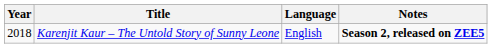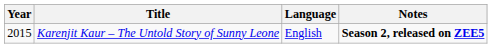(19, 33) 2018 -> (19, 33) 2015
